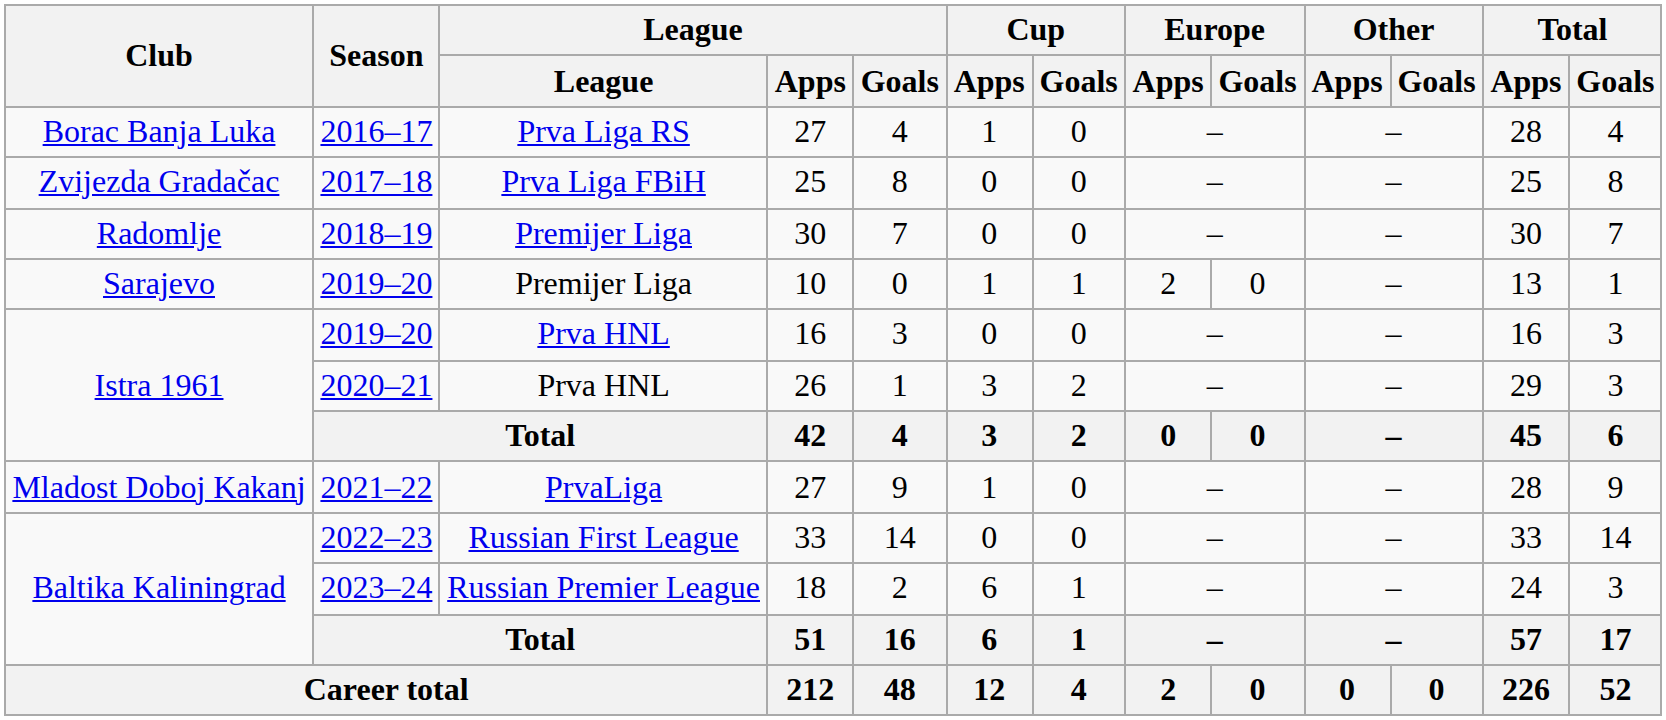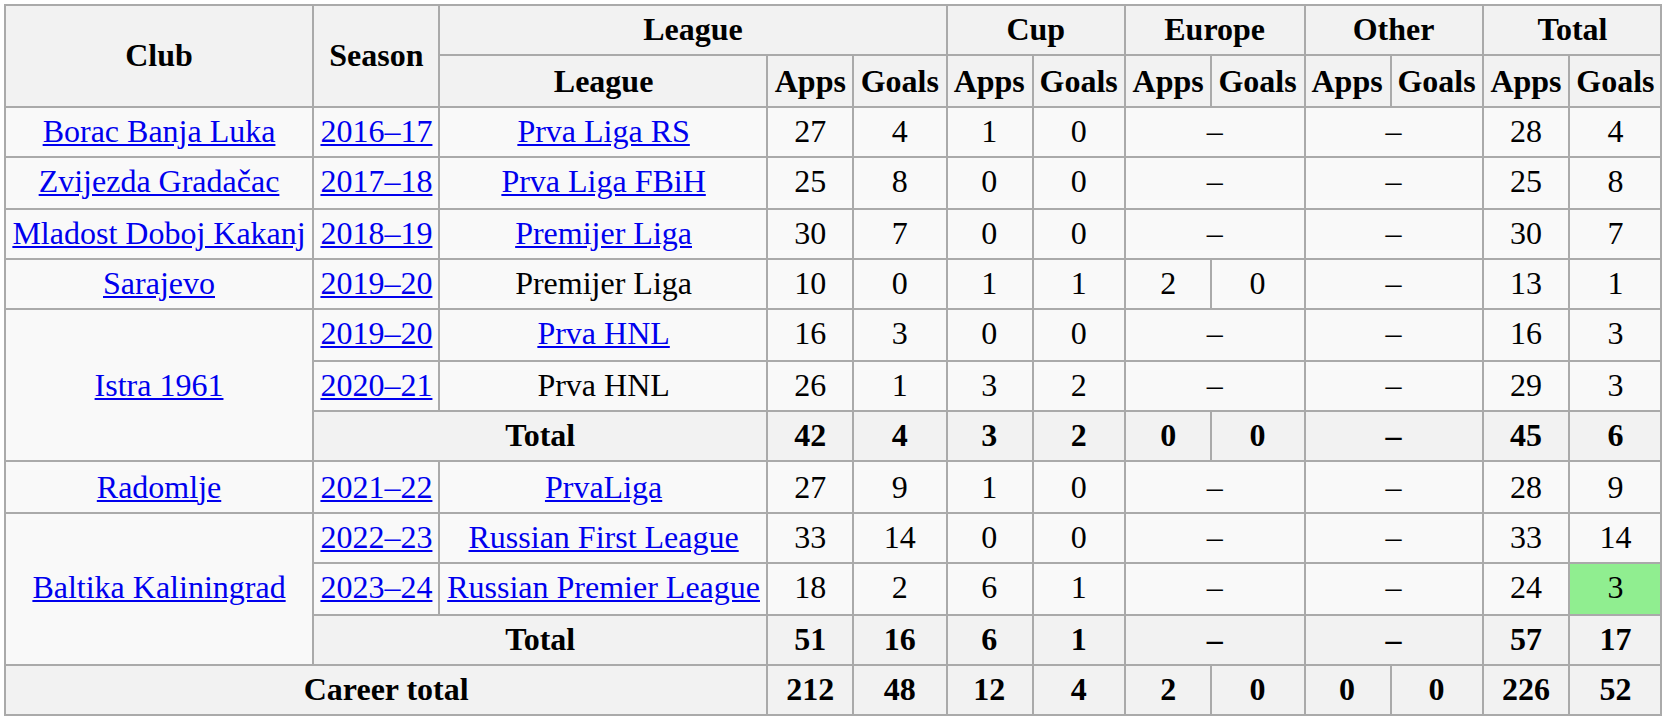(159, 232) Radomlje -> (159, 232) Mladost Doboj Kakanj
(159, 486) Mladost Doboj Kakanj -> (159, 486) Radomlje
(1615, 588) no background -> (1615, 588) lightgreen background
